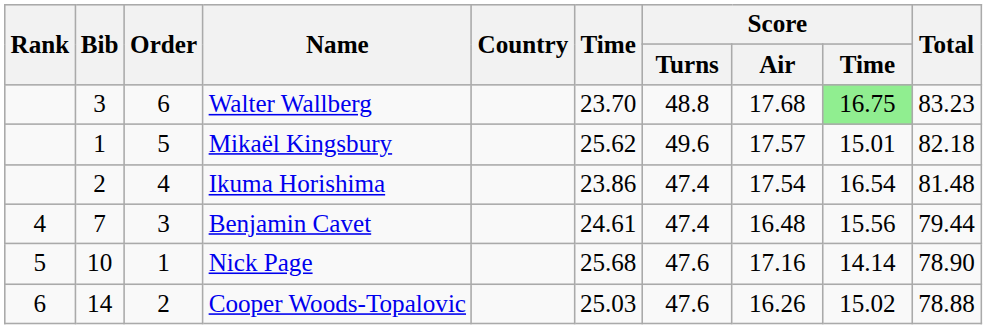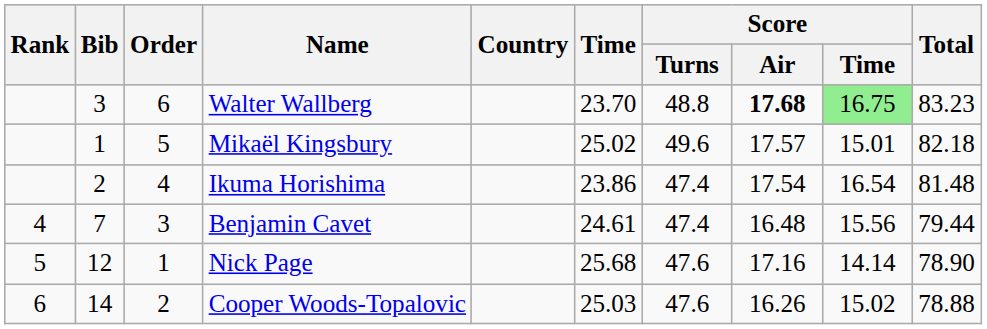(777, 104) normal -> (777, 104) bold
(608, 143) 25.62 -> (608, 143) 25.02
(100, 263) 10 -> (100, 263) 12
